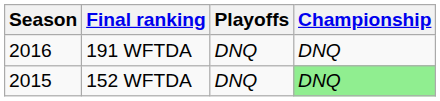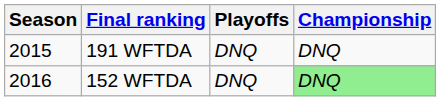(30, 50) 2016 -> (30, 50) 2015
(30, 80) 2015 -> (30, 80) 2016
